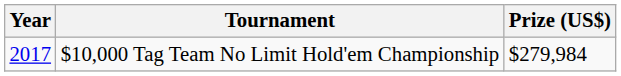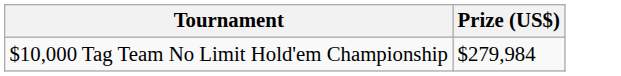- column: (30, 20)
